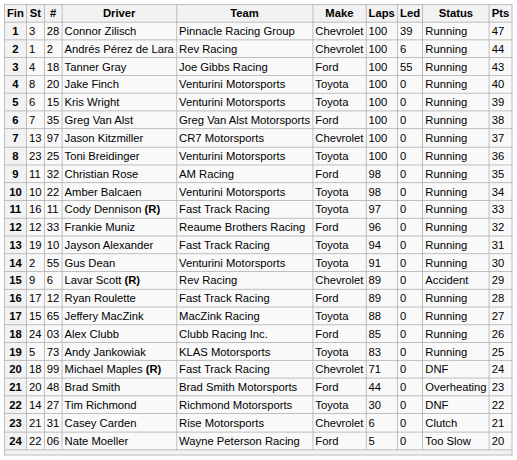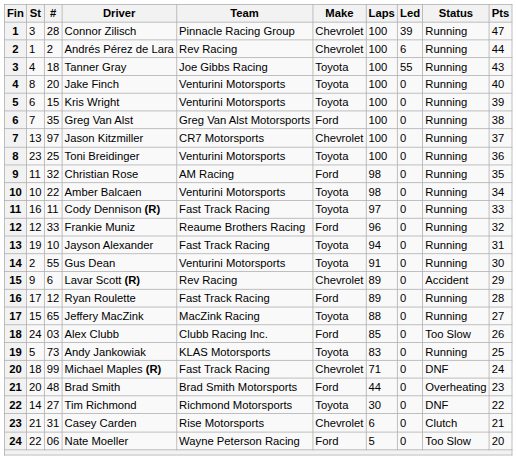(327, 67) Ford -> (332, 67) Toyota
(446, 334) Running -> (448, 334) Too Slow
